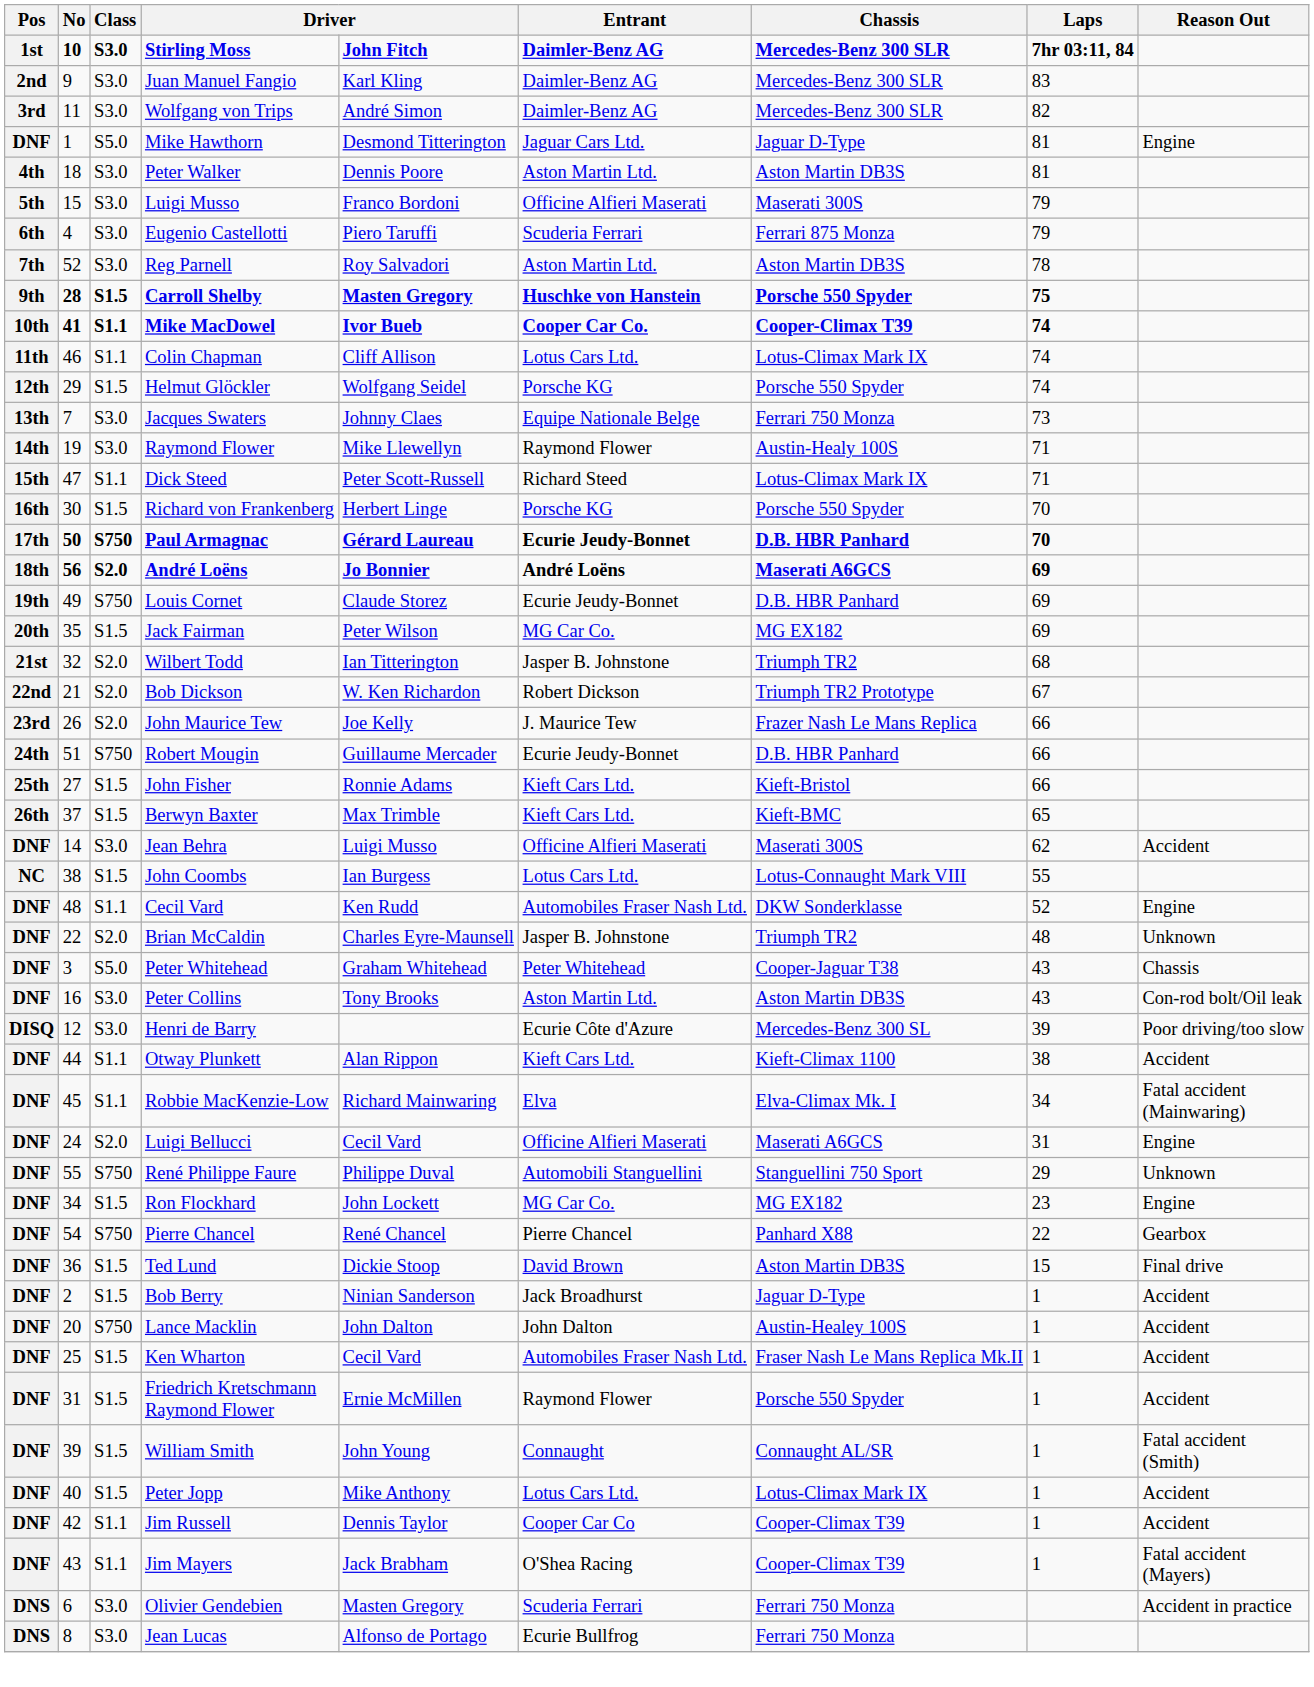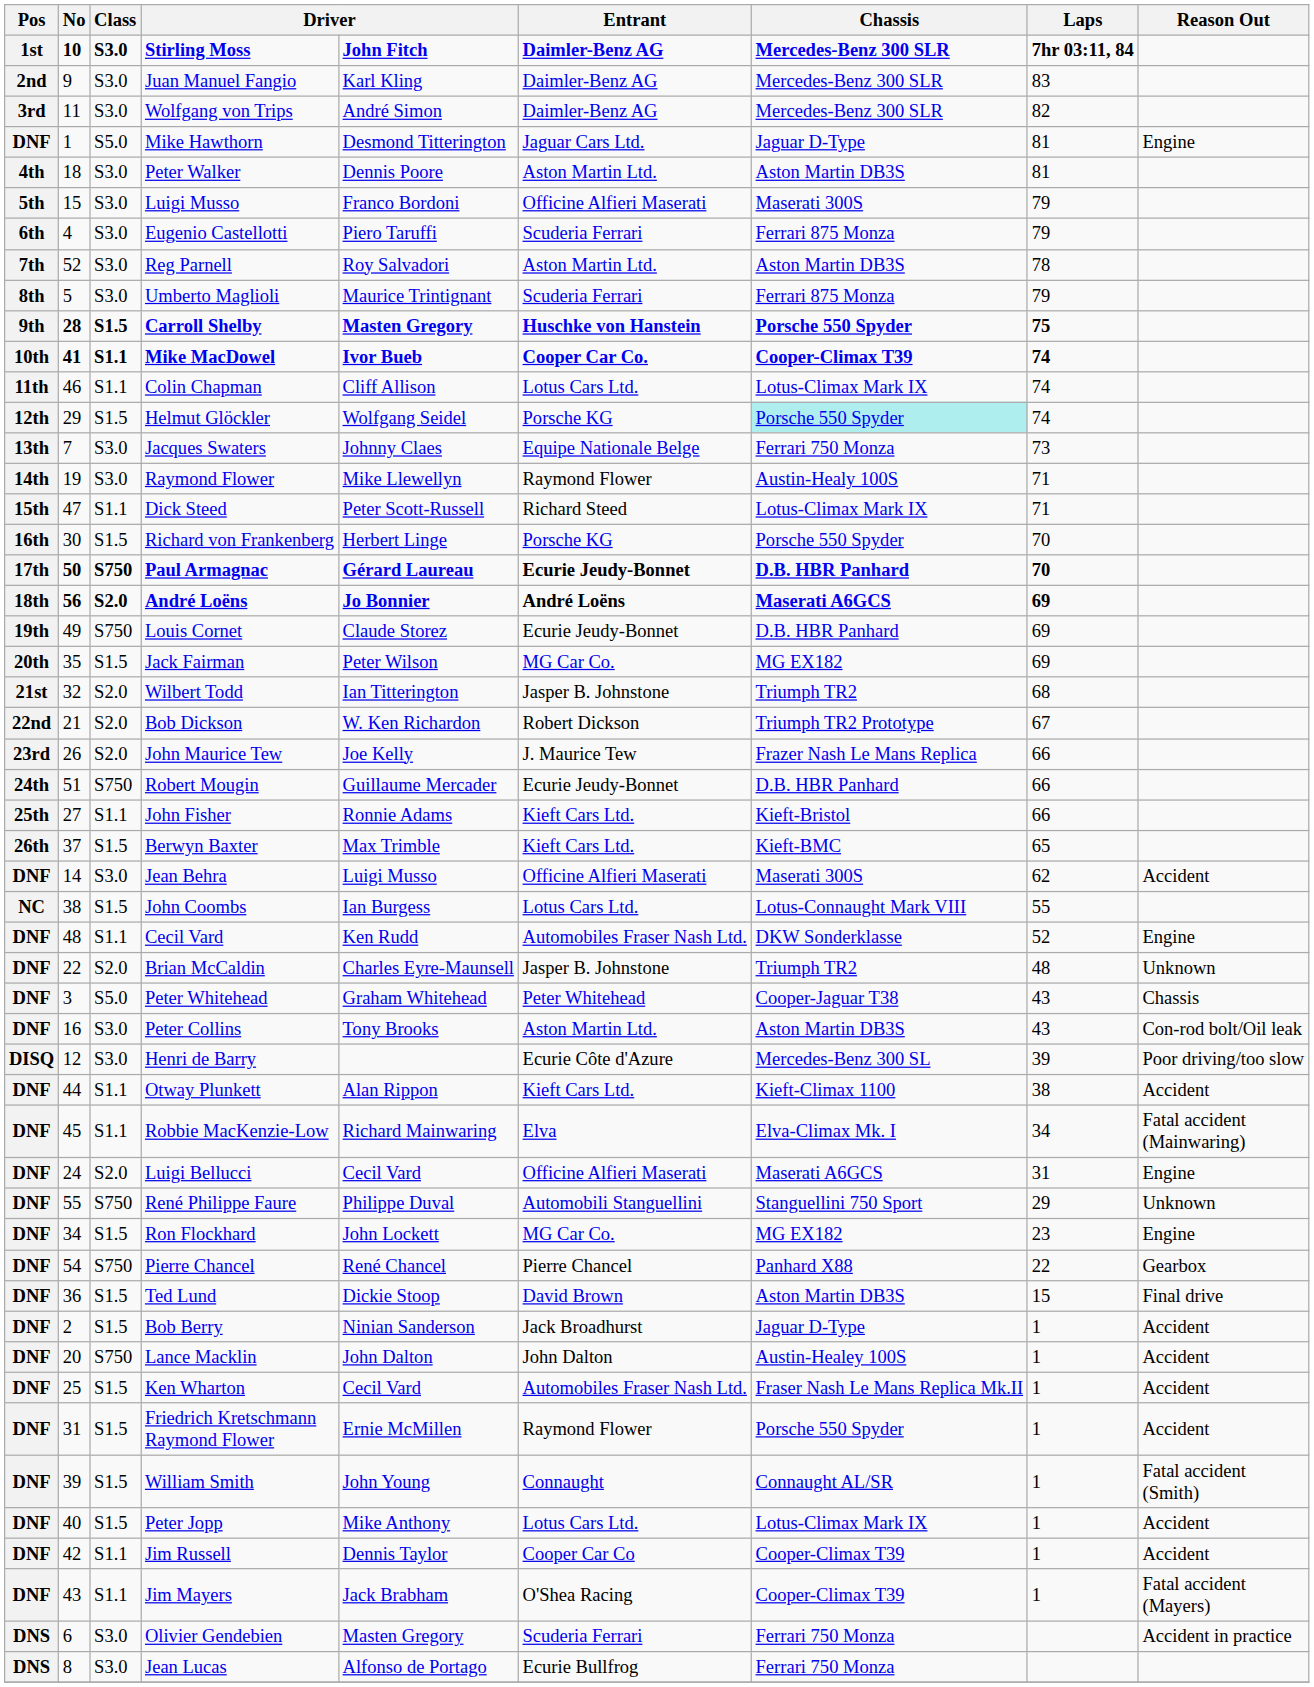+ row: (212, 295)
(830, 386) no background -> (830, 417) paleturquoise background
(111, 784) S1.5 -> (111, 814) S1.1
